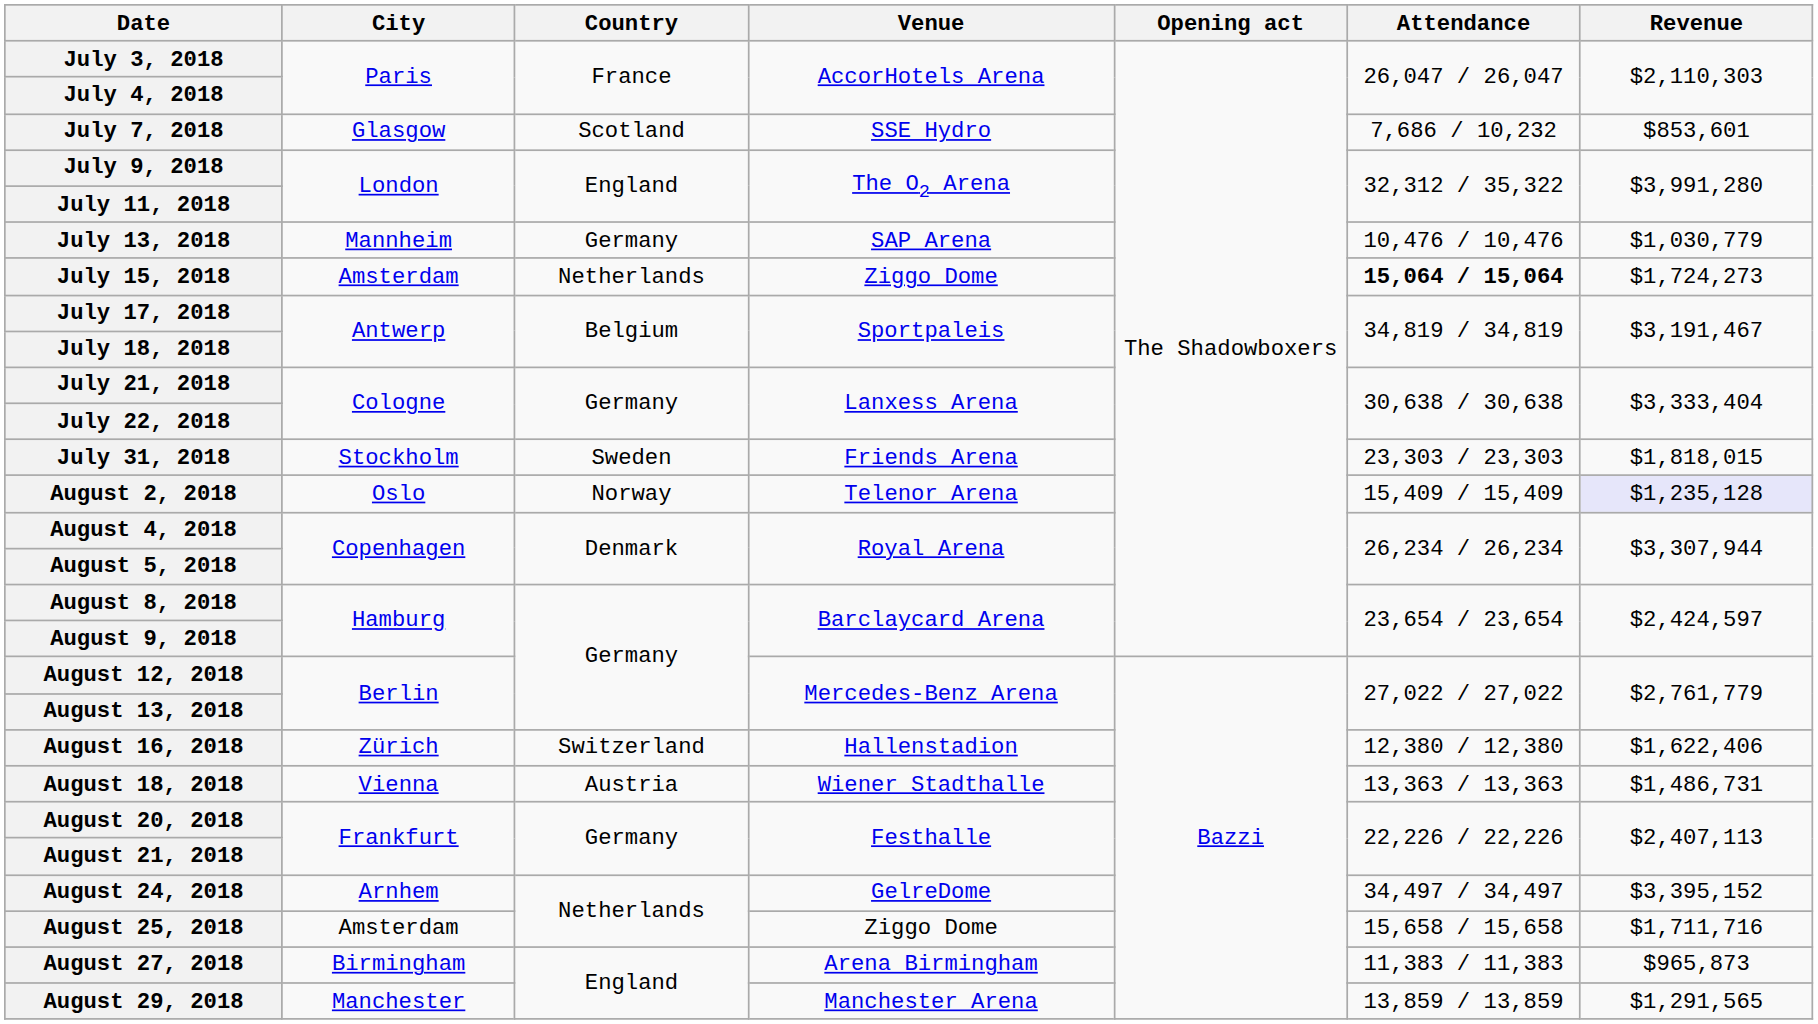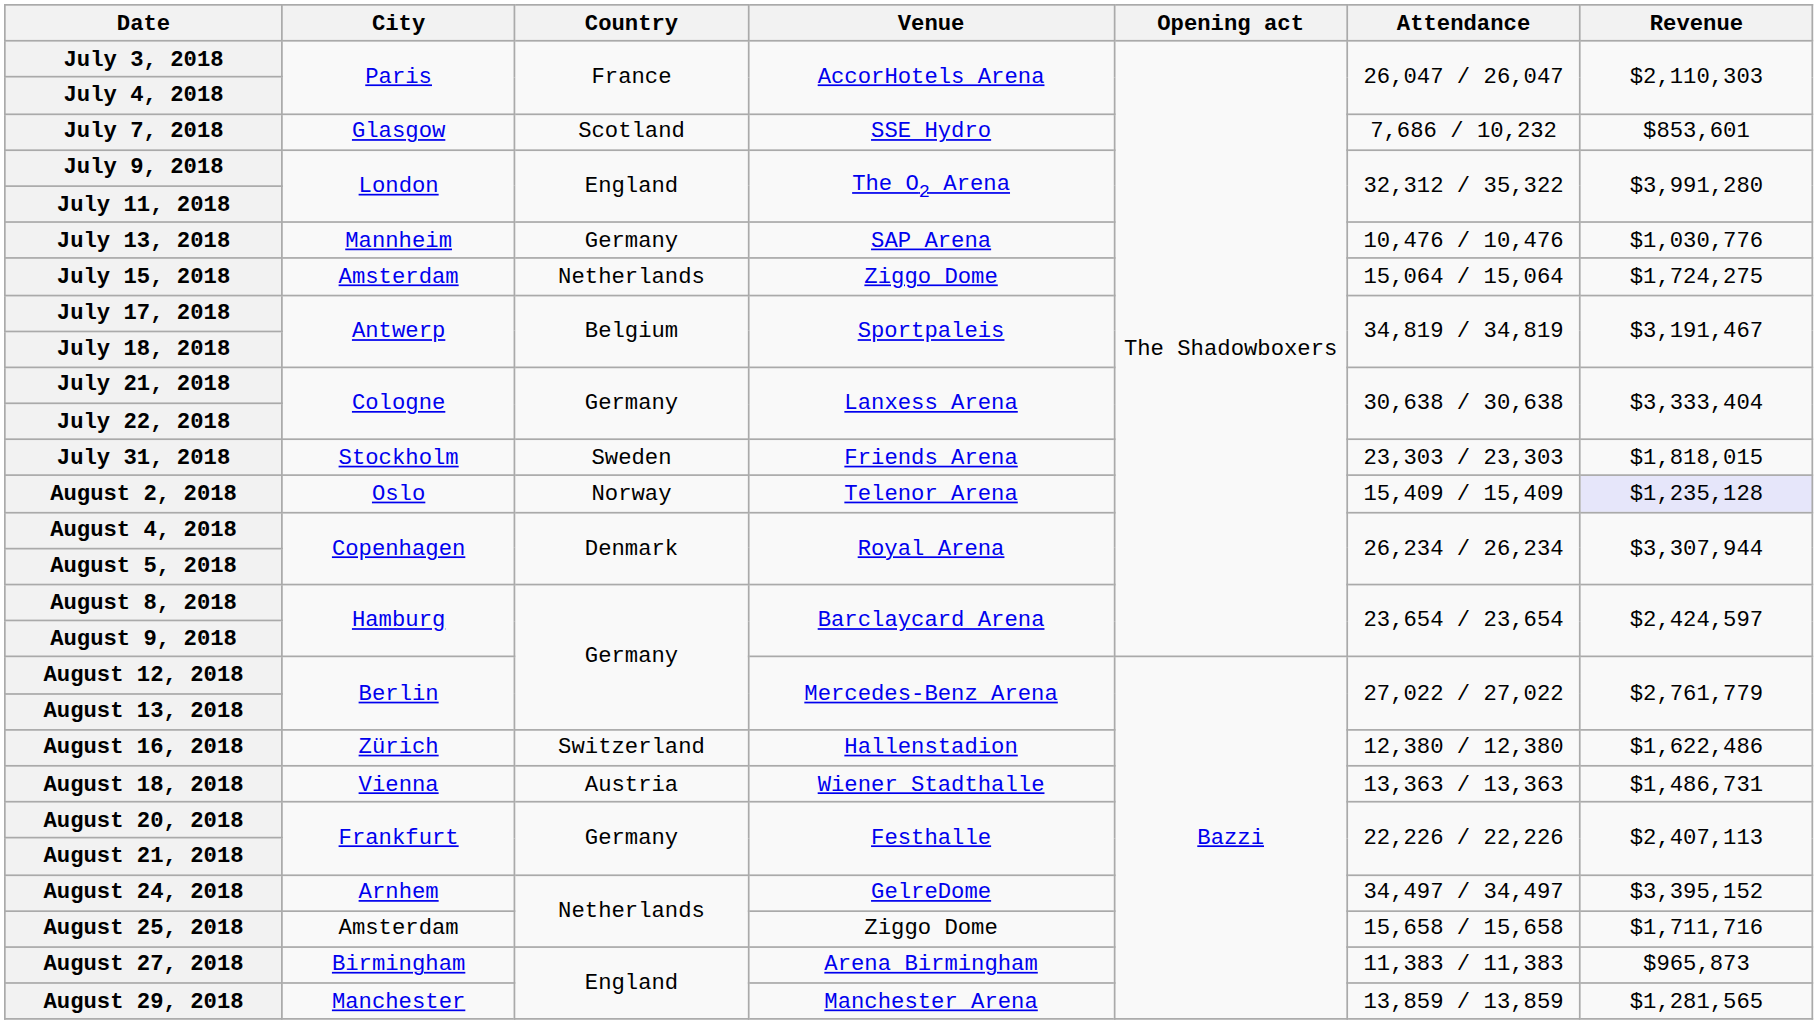(1696, 240) $1,030,779 -> (1696, 240) $1,030,776
(1464, 277) bold -> (1464, 277) normal
(1696, 277) $1,724,273 -> (1696, 277) $1,724,275
(1696, 748) $1,622,406 -> (1696, 748) $1,622,486
(1696, 1001) $1,291,565 -> (1696, 1001) $1,281,565
